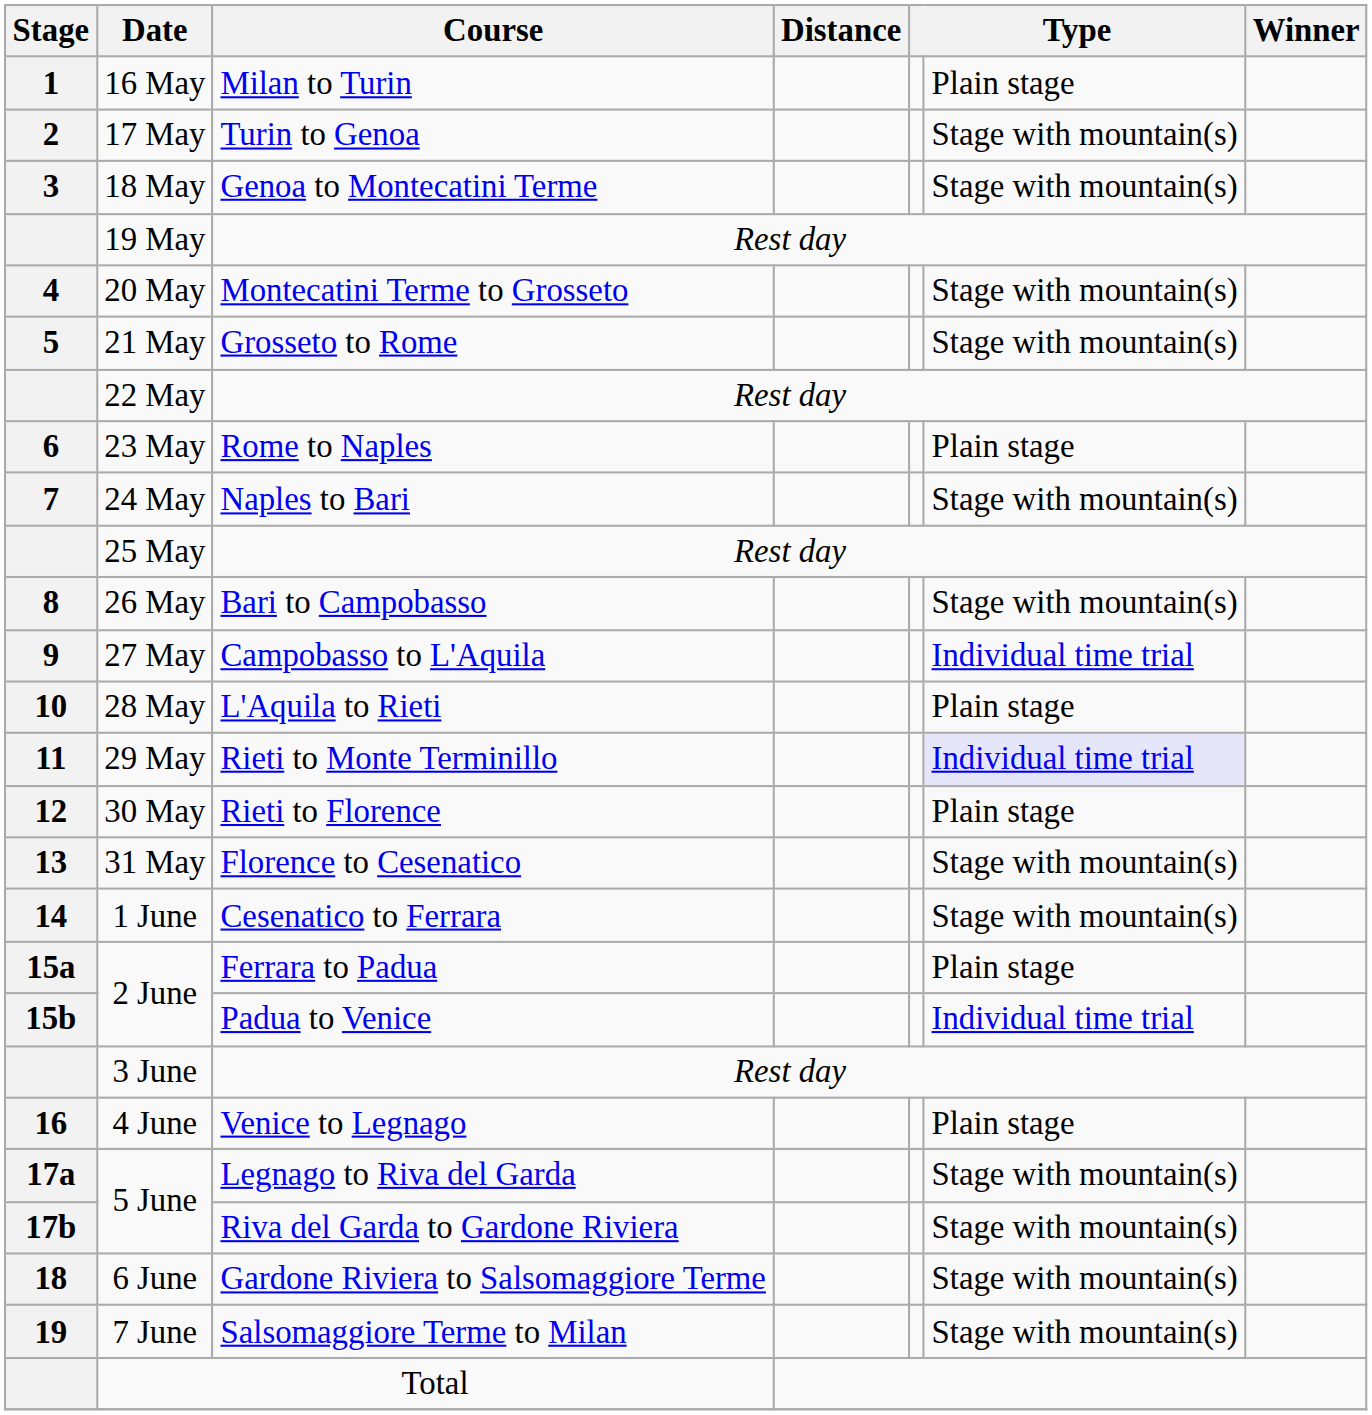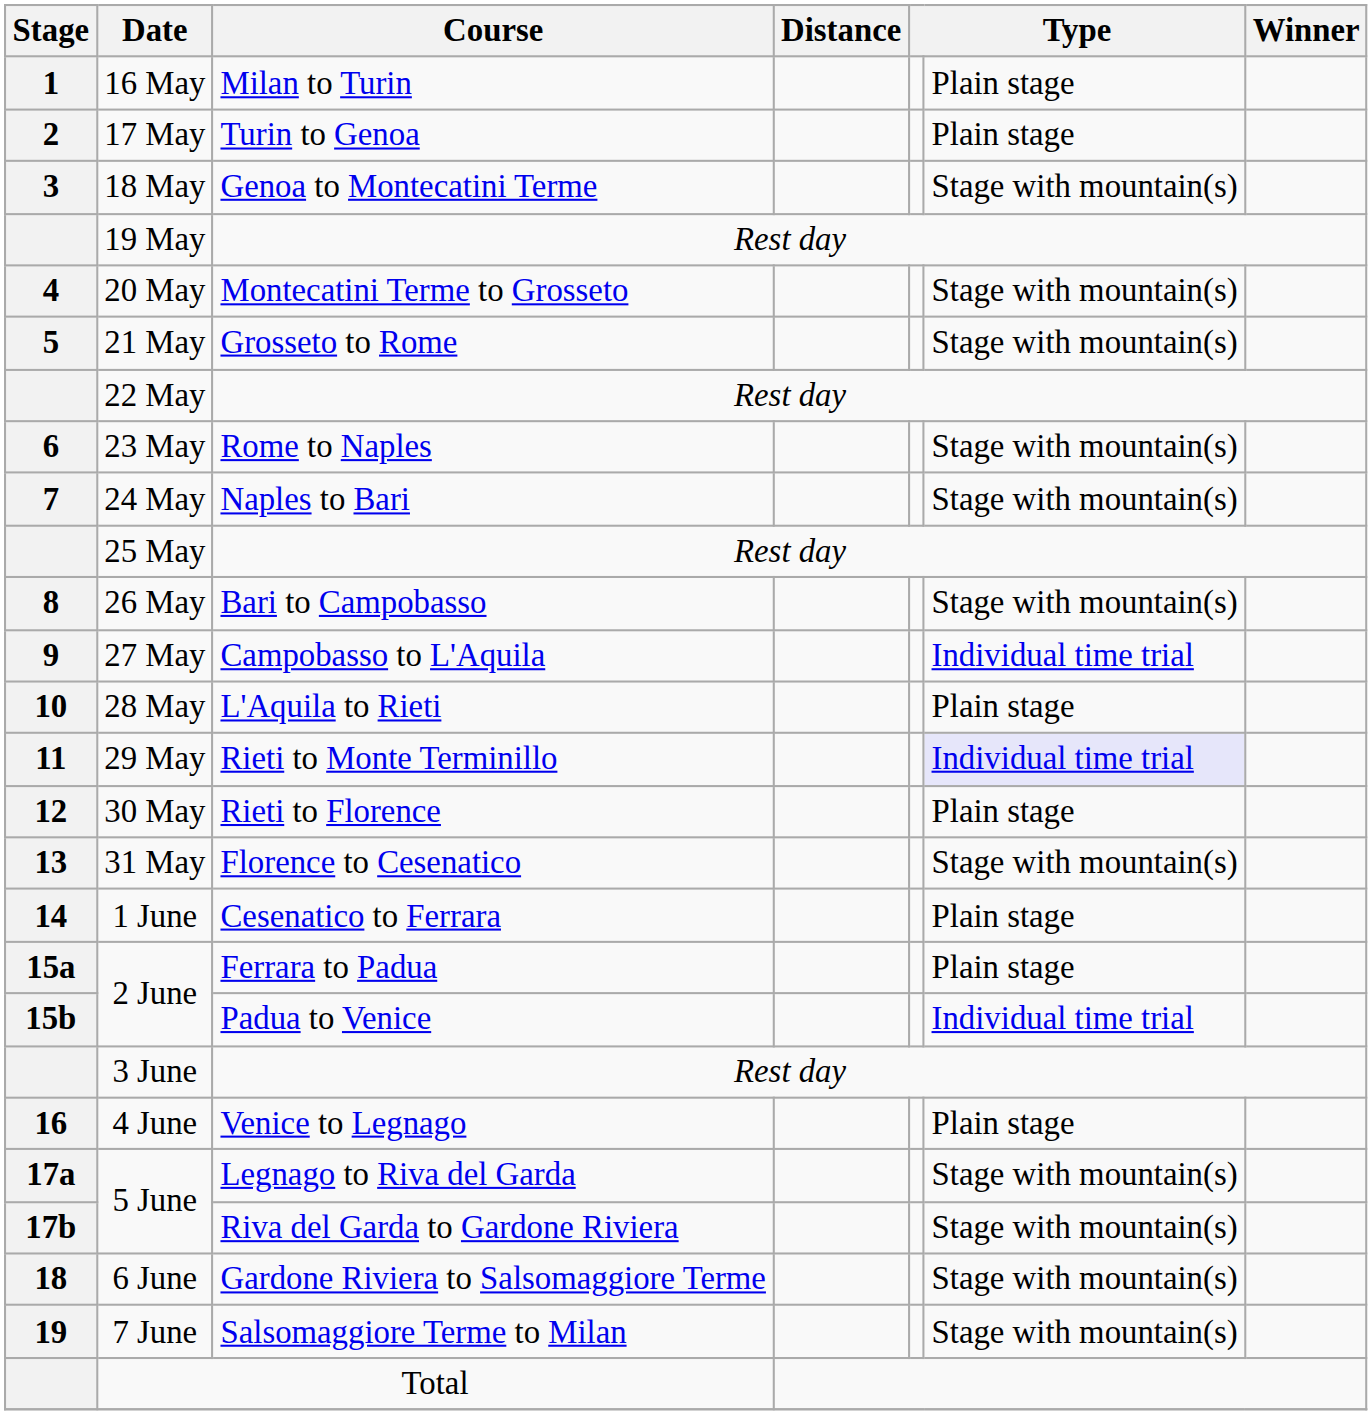(1085, 134) Stage with mountain(s) -> (1003, 134) Plain stage
(1003, 446) Plain stage -> (1085, 446) Stage with mountain(s)
(1085, 914) Stage with mountain(s) -> (1003, 914) Plain stage
